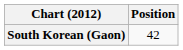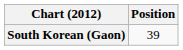(153, 34) 42 -> (153, 34) 39
